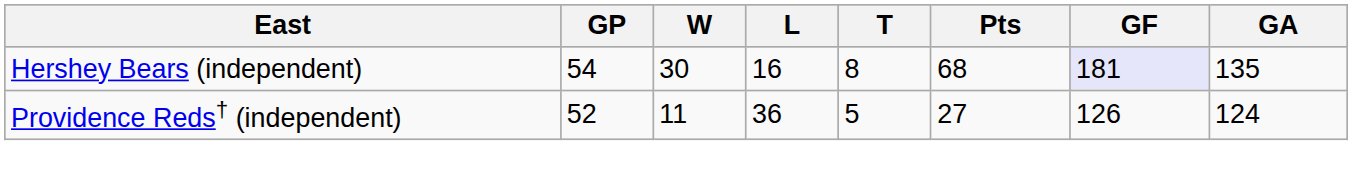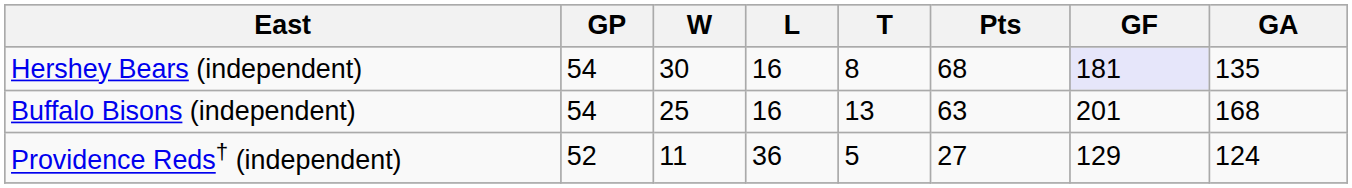+ row: (183, 111)
(1099, 114) 126 -> (1099, 157) 129
